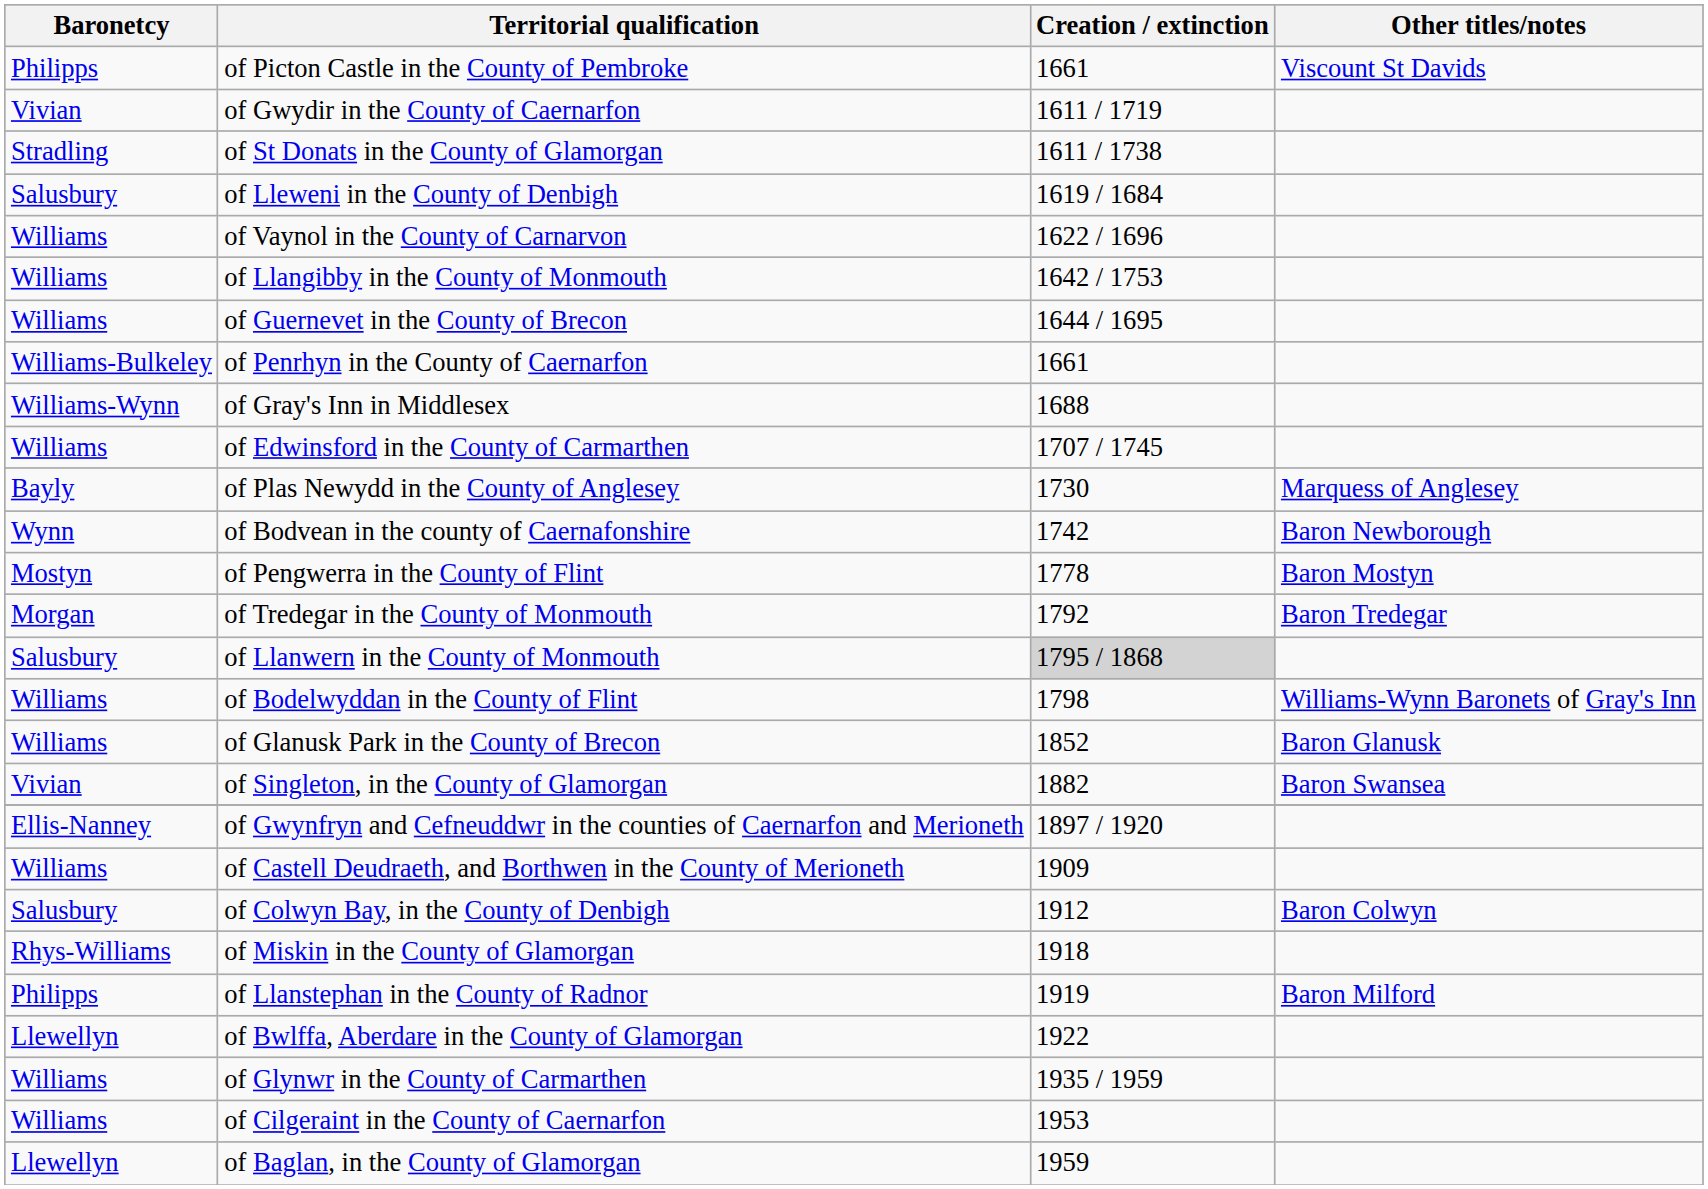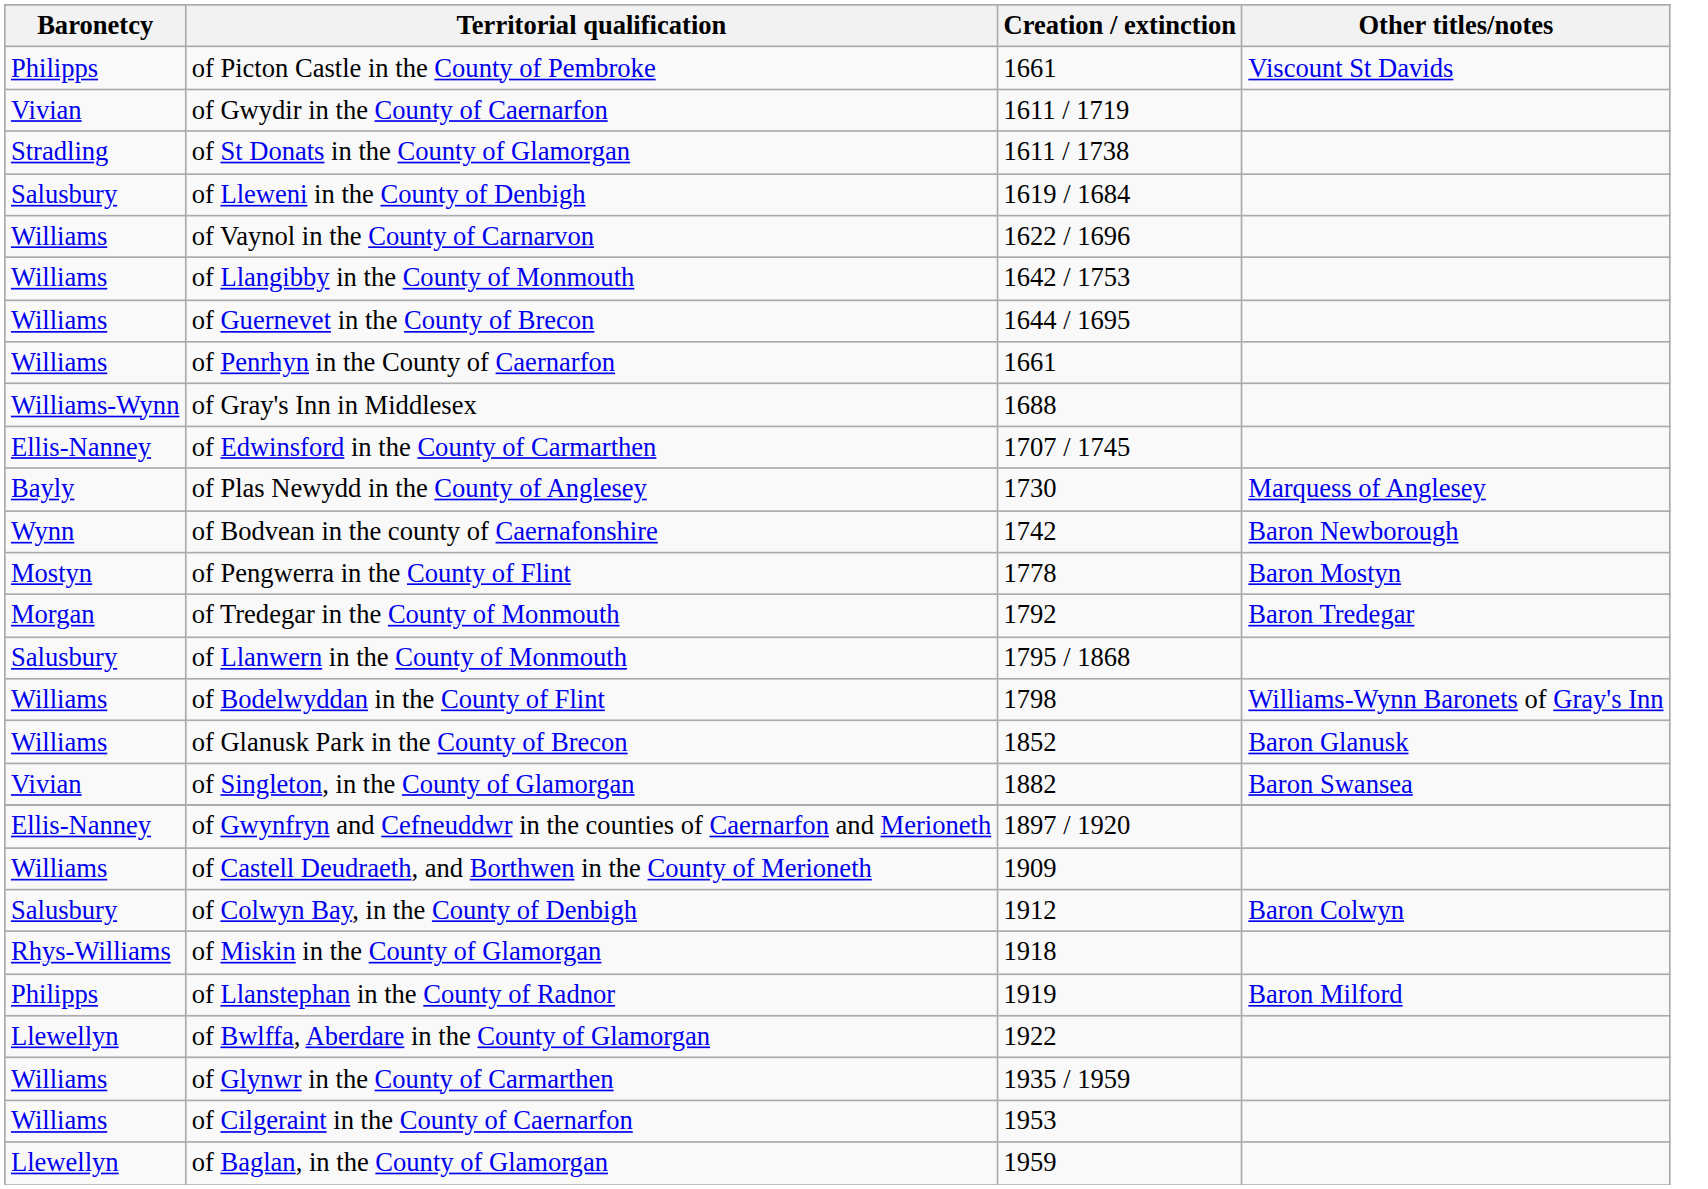(111, 362) Williams-Bulkeley -> (59, 362) Williams
(59, 446) Williams -> (81, 446) Ellis-Nanney
(1100, 657) lightgrey background -> (1067, 657) no background
